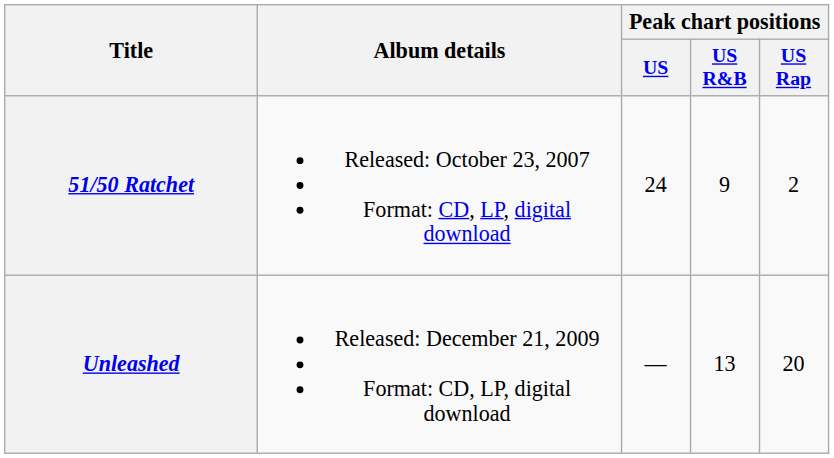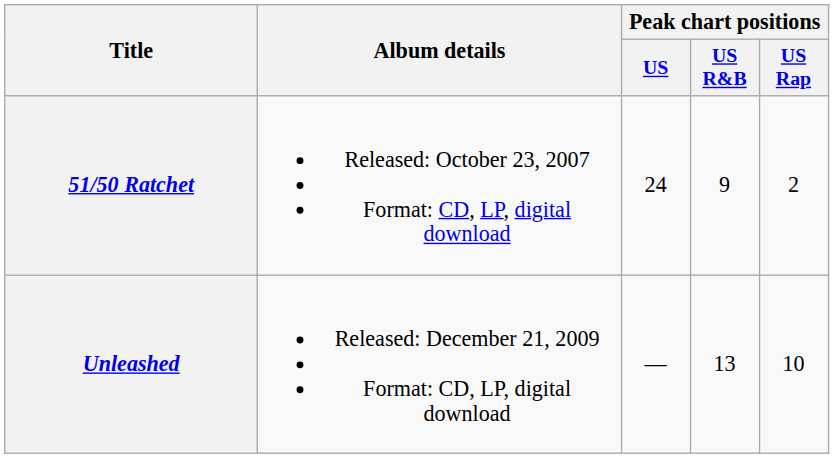(793, 363) 20 -> (793, 363) 10
